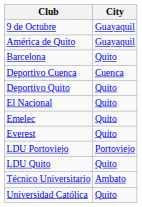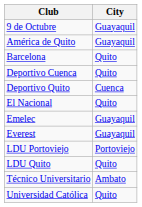(109, 73) Cuenca -> (106, 73) Quito
(106, 88) Quito -> (109, 88) Cuenca
(106, 118) Quito -> (115, 118) Guayaquil
(106, 133) Quito -> (115, 133) Guayaquil
